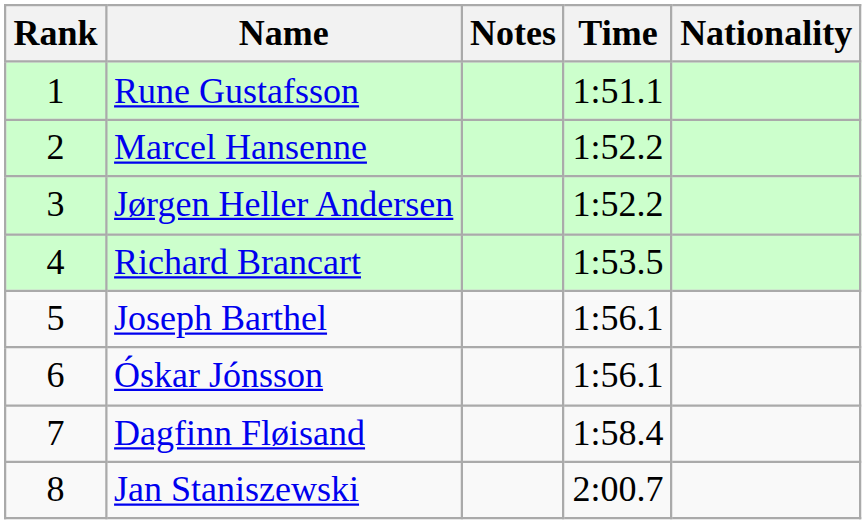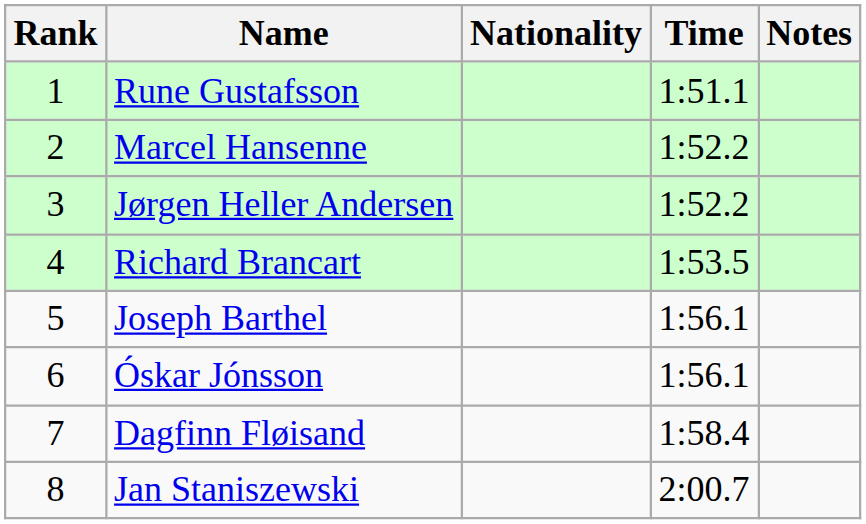columns swapped: (766, 33) <-> (513, 33)
